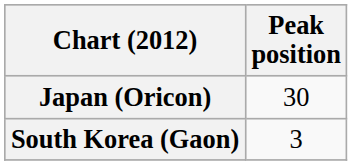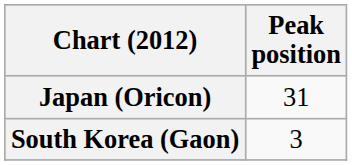(296, 97) 30 -> (296, 97) 31
